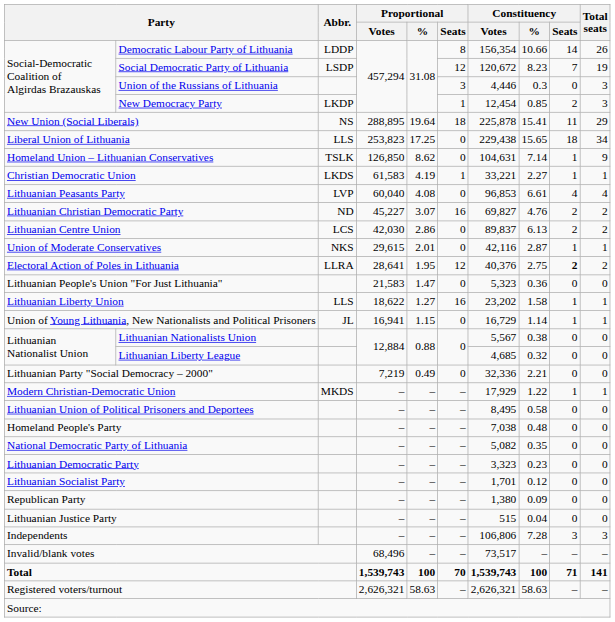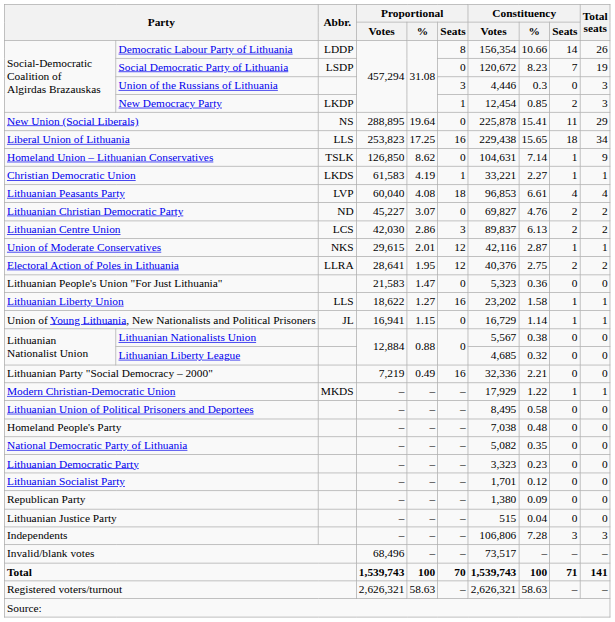(460, 67) 12 -> (463, 67) 0
(460, 121) 18 -> (463, 121) 0
(463, 139) 0 -> (460, 139) 16
(463, 193) 0 -> (460, 193) 18
(460, 211) 16 -> (463, 211) 0
(463, 229) 0 -> (463, 229) 3
(463, 247) 0 -> (460, 247) 12
(575, 265) bold -> (575, 265) normal
(463, 373) 0 -> (460, 373) 16
